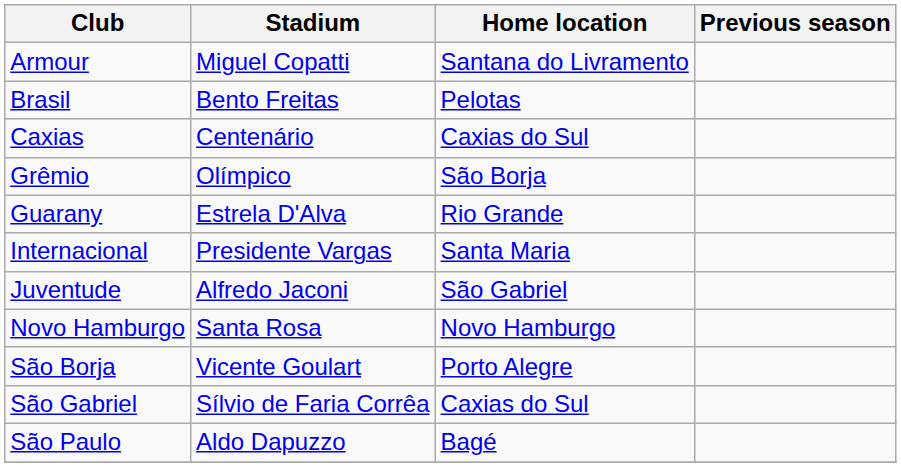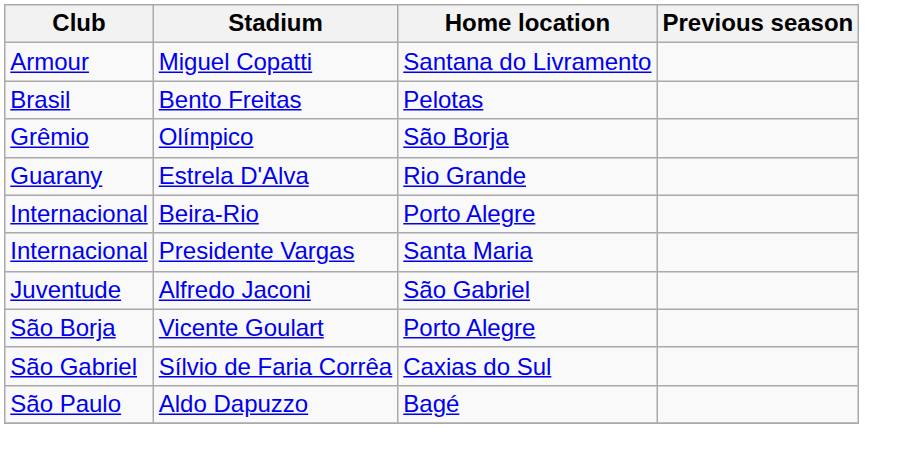- row: (255, 137)
+ row: (209, 213)
- row: (259, 328)
